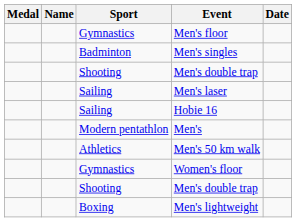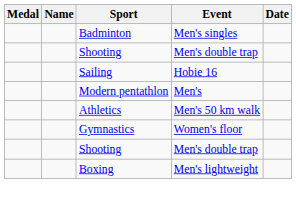- row: (107, 33)
- row: (96, 91)
